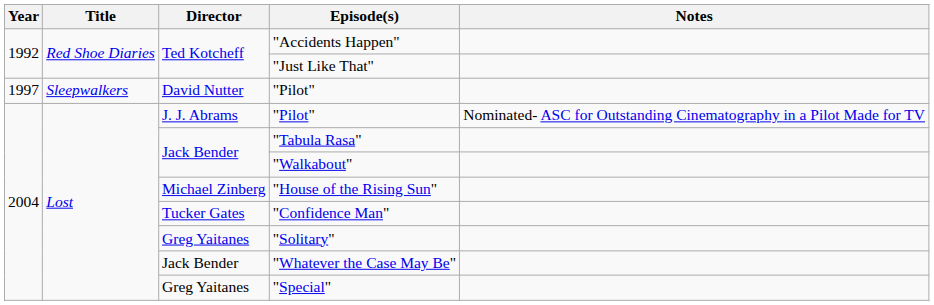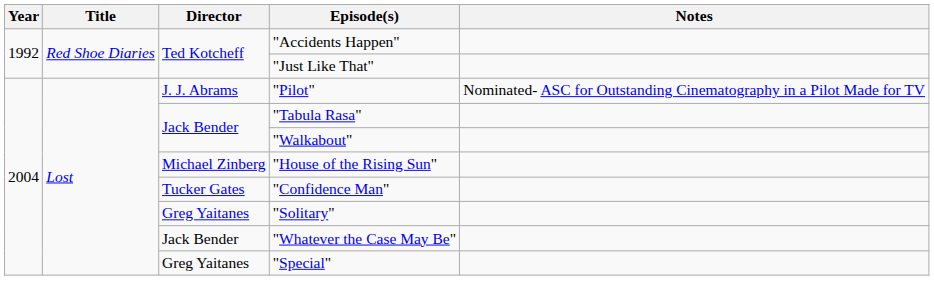- row: (203, 90)
